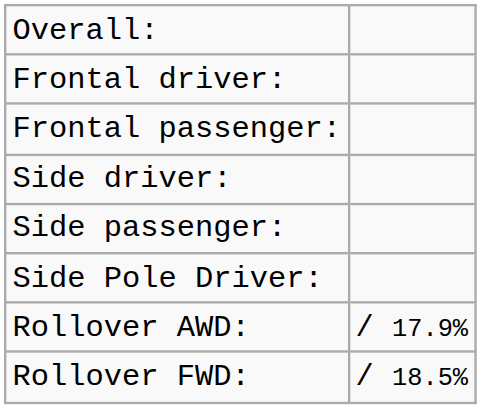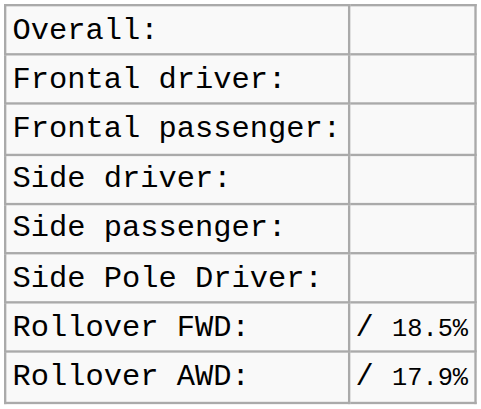rows swapped: (131, 377) <-> (131, 327)
